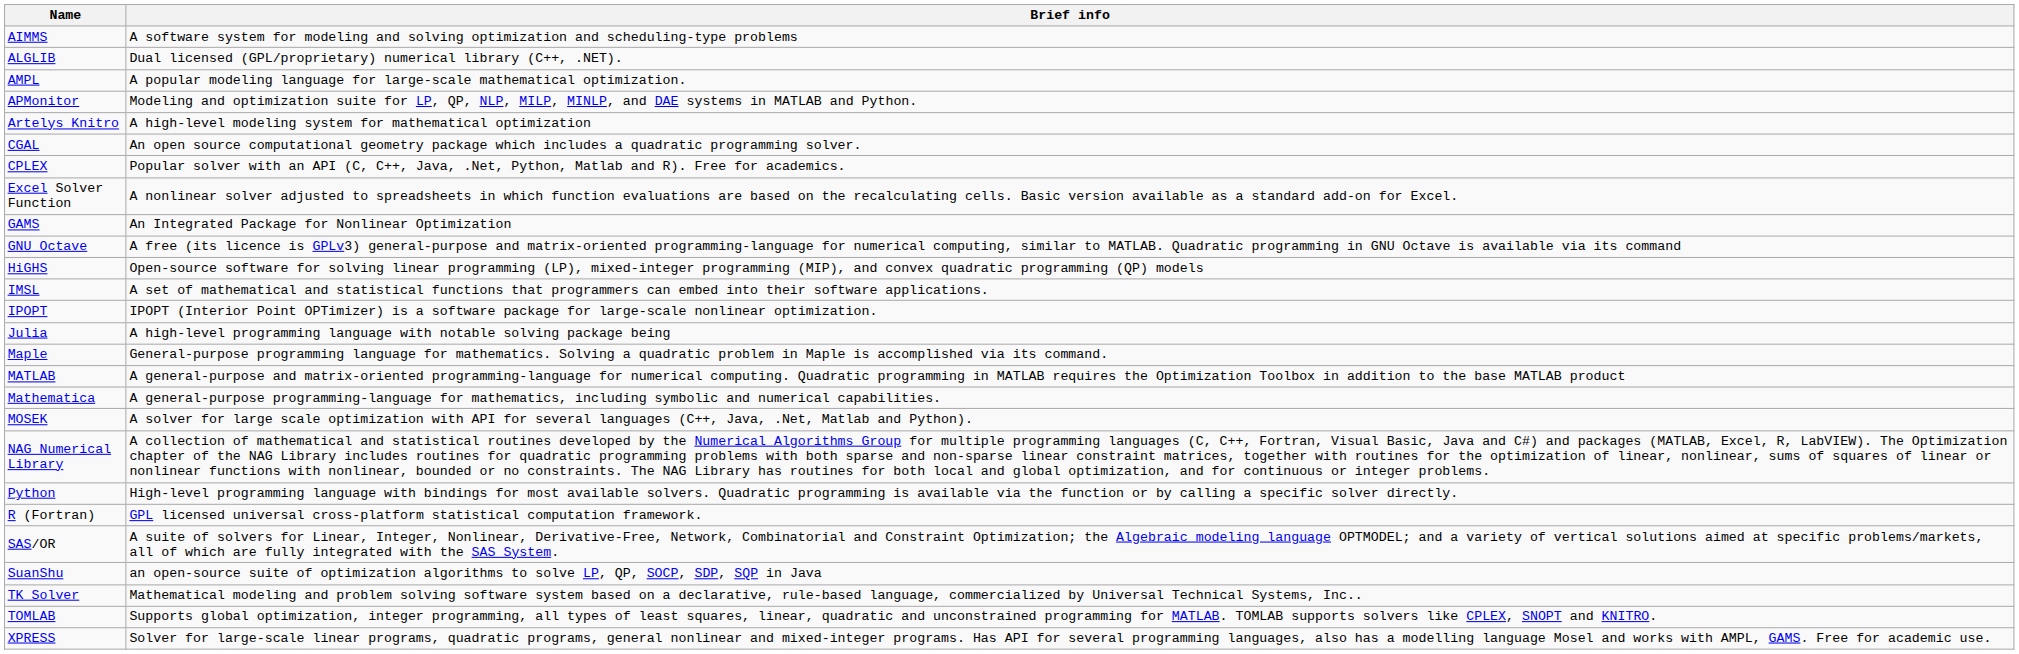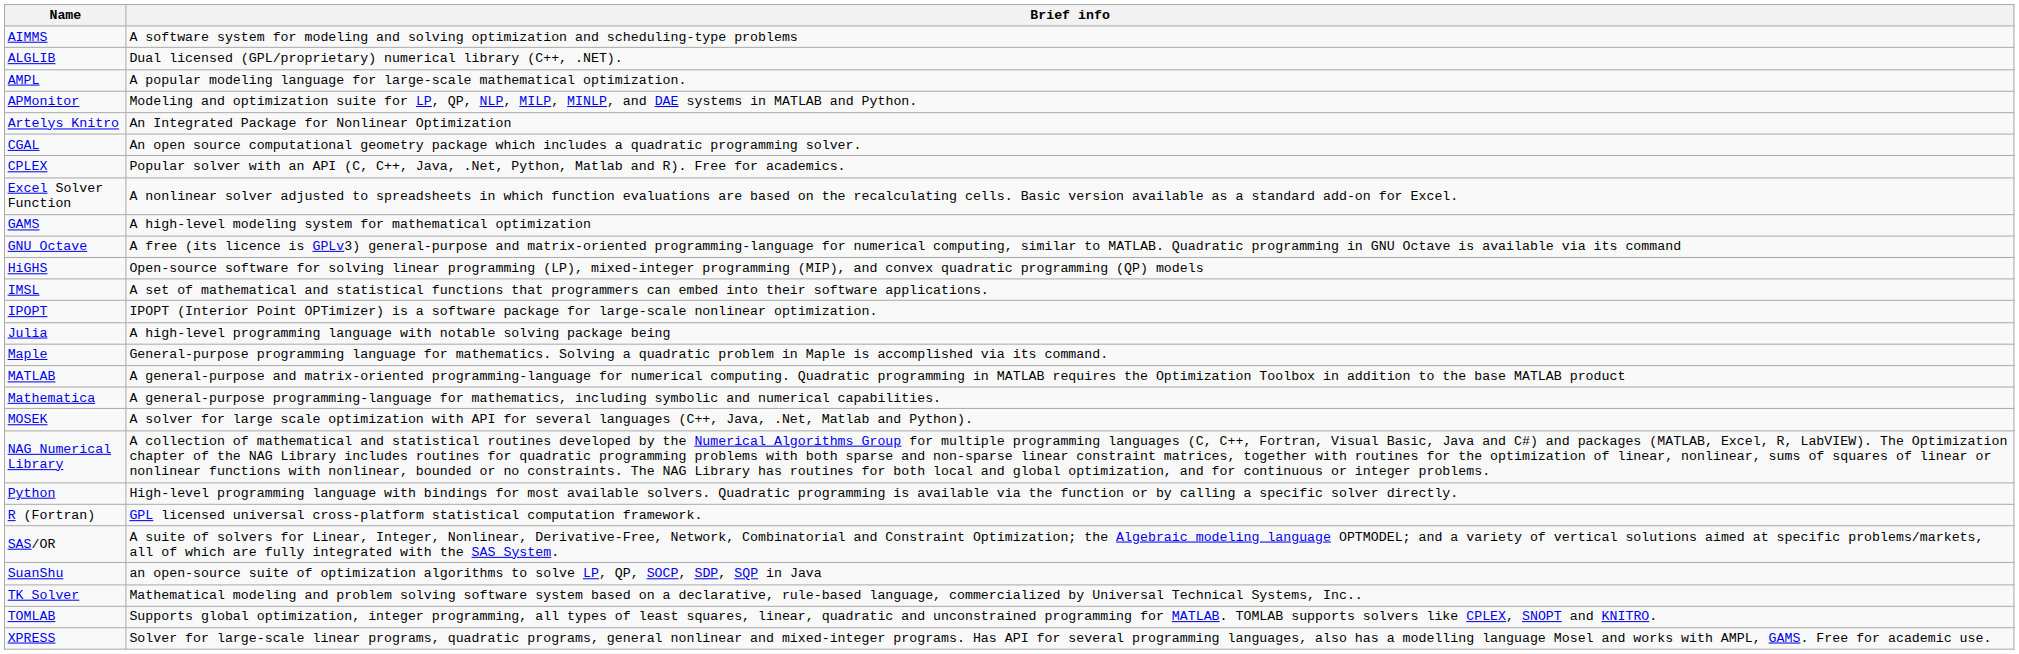(360, 123) A high-level modeling system for mathematical optimization -> (320, 123) An Integrated Package for Nonlinear Optimization
(320, 225) An Integrated Package for Nonlinear Optimization -> (360, 225) A high-level modeling system for mathematical optimization
